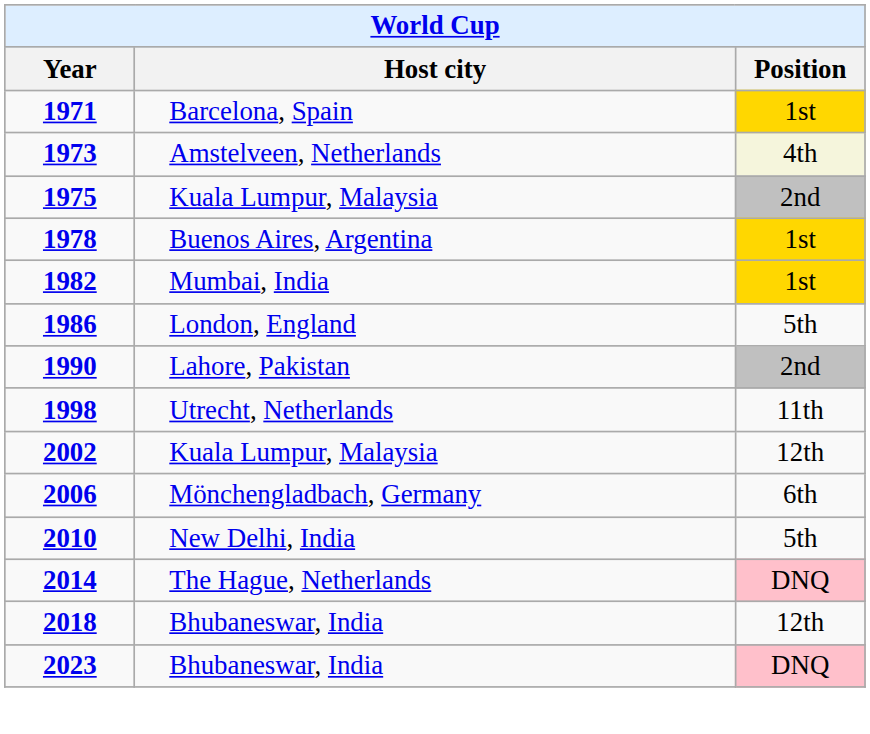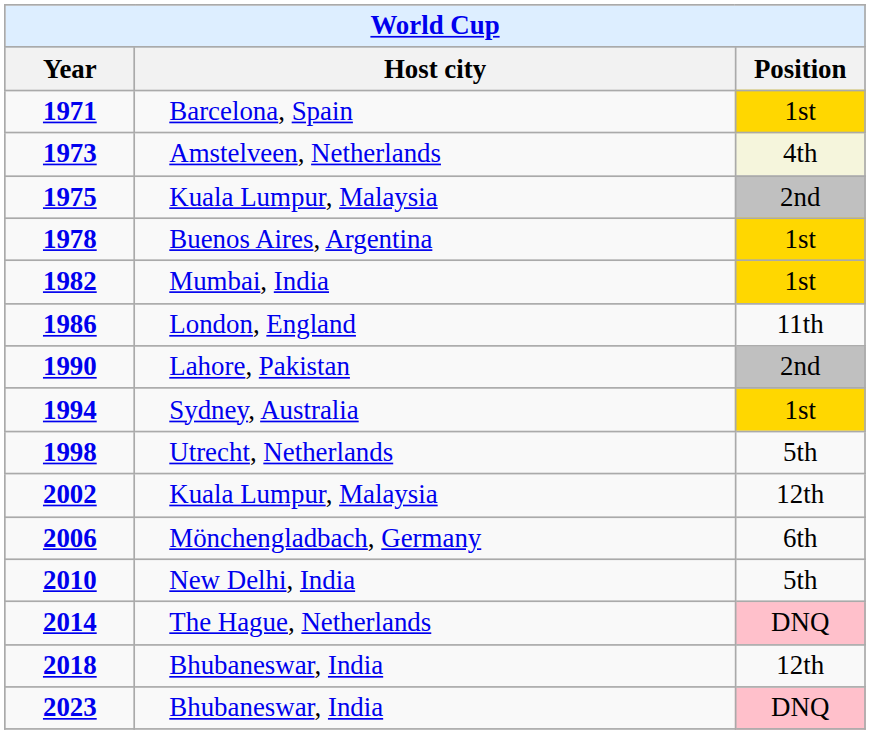(800, 324) 5th -> (800, 324) 11th
+ row: (70, 409)
(800, 409) 11th -> (800, 452) 5th
